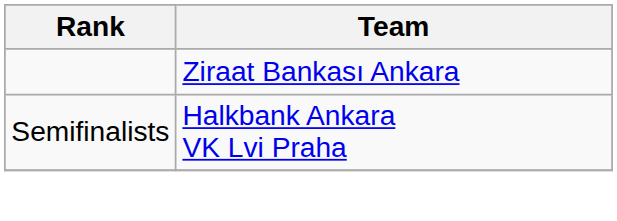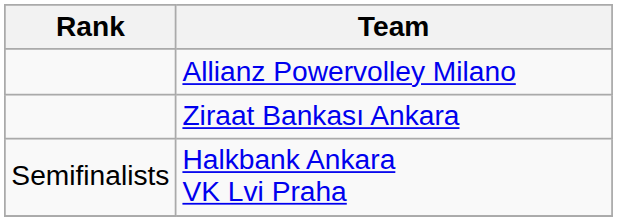+ row: (349, 71)
